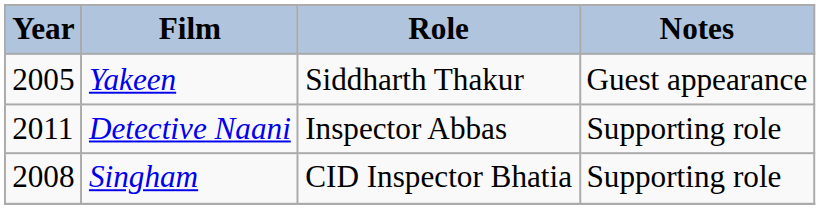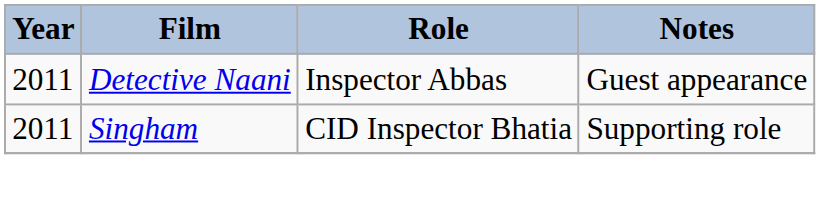- row: (133, 78)
(684, 128) Supporting role -> (697, 78) Guest appearance
(43, 177) 2008 -> (43, 128) 2011
